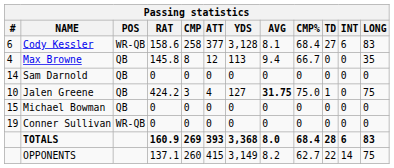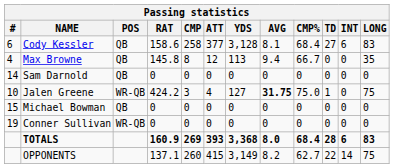(130, 44) WR-QB -> (122, 44) QB
(122, 92) QB -> (130, 92) WR-QB
